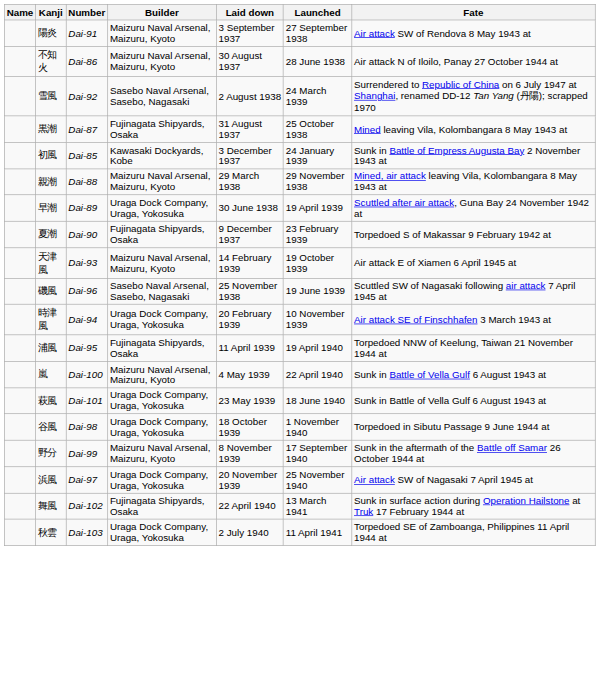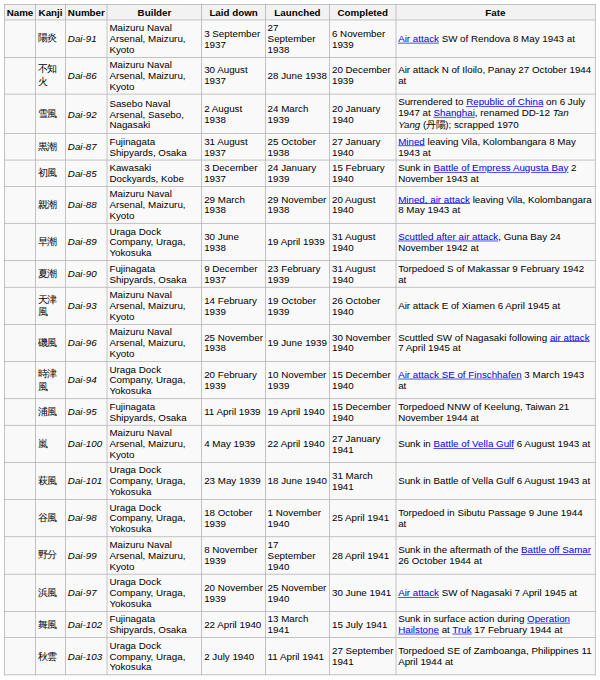+ column: (363, 12)
(159, 292) Sasebo Naval Arsenal, Sasebo, Nagasaki -> (147, 343) Maizuru Naval Arsenal, Maizuru, Kyoto
